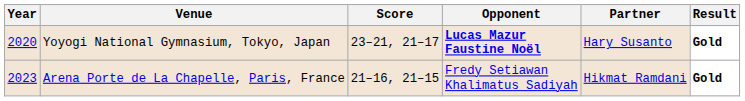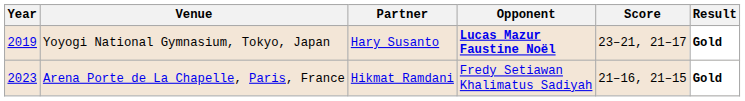columns swapped: (635, 15) <-> (395, 15)
(22, 43) 2020 -> (22, 43) 2019
